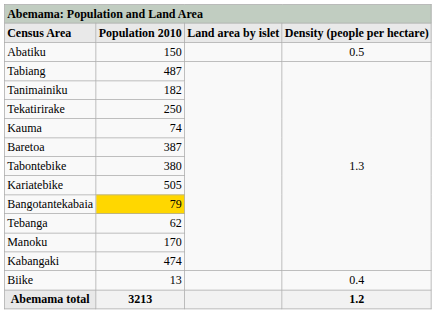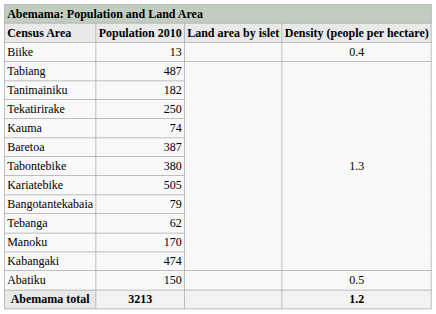rows swapped: (26, 52) <-> (20, 280)
(176, 204) gold background -> (176, 204) no background
